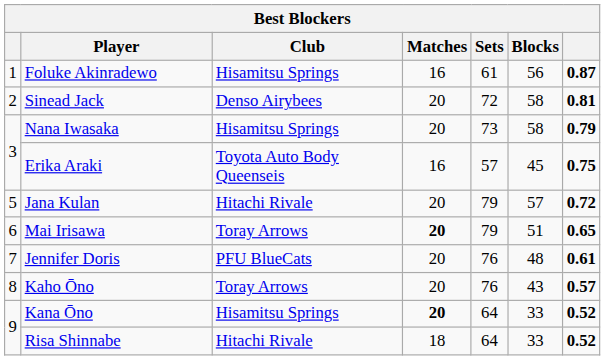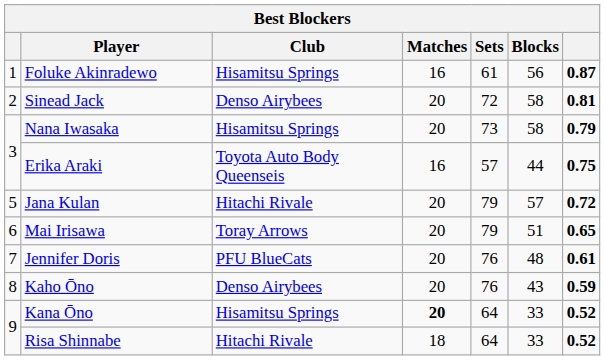(535, 166) 45 -> (535, 166) 44
(437, 231) bold -> (437, 231) normal
(262, 286) Toray Arrows -> (269, 286) Denso Airybees
(581, 286) 0.57 -> (581, 286) 0.59
